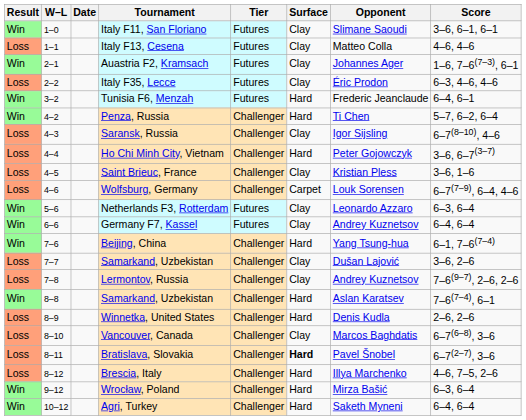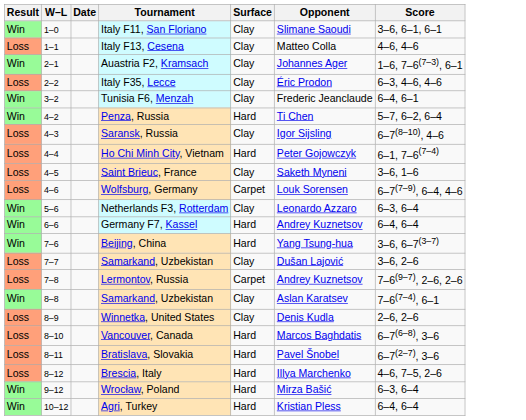- column: (259, 12)
(301, 99) Hard -> (244, 99) Clay
(464, 153) 3–6, 6–7(3–7) -> (408, 153) 6–1, 7–6(7–4)
(365, 172) Kristian Pless -> (312, 172) Saketh Myneni
(300, 225) Clay -> (245, 225) Hard
(464, 243) 6–1, 7–6(7–4) -> (408, 243) 3–6, 6–7(3–7)
(300, 279) Clay -> (249, 279) Carpet
(301, 299) Hard -> (244, 299) Clay
(301, 317) Hard -> (244, 317) Clay
(300, 335) Clay -> (245, 335) Hard
(301, 355) bold -> (245, 355) normal
(368, 407) Saketh Myneni -> (309, 407) Kristian Pless
